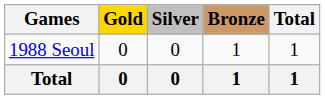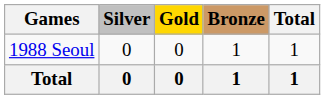columns swapped: (123, 19) <-> (175, 19)
